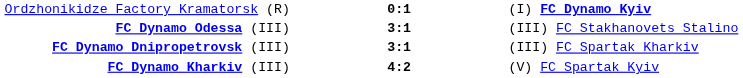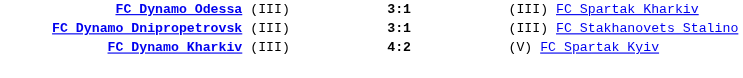- row: (147, 10)
(623, 29) (III) FC Stakhanovets Stalino -> (604, 10) (III) FC Spartak Kharkiv
(604, 48) (III) FC Spartak Kharkiv -> (623, 29) (III) FC Stakhanovets Stalino
